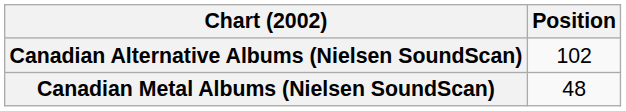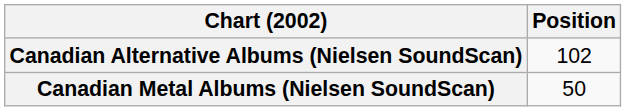(574, 88) 48 -> (574, 88) 50
